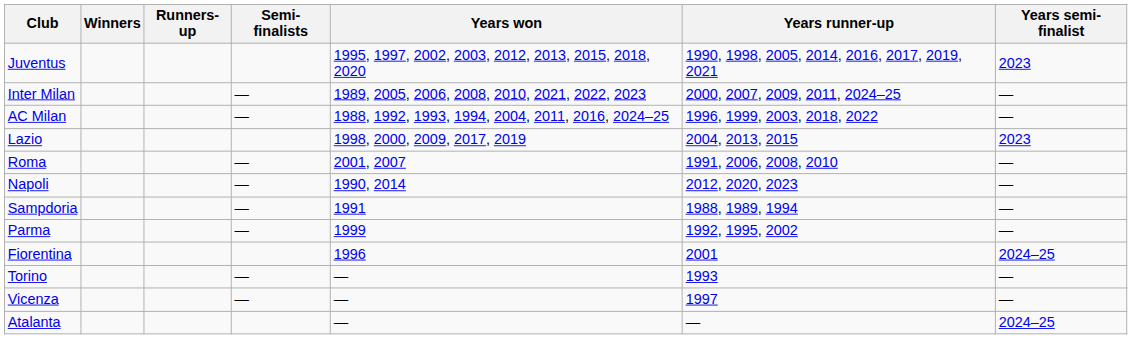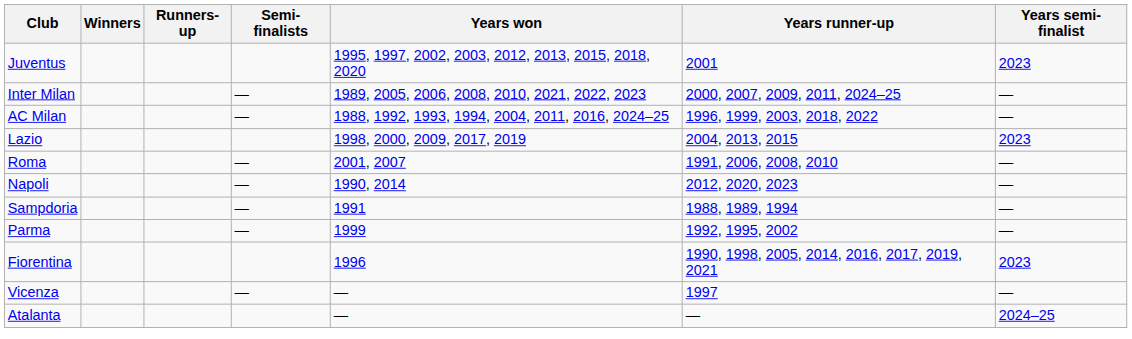(824, 63) 1990, 1998, 2005, 2014, 2016, 2017, 2019, 2021 -> (702, 63) 2001
(702, 253) 2001 -> (824, 261) 1990, 1998, 2005, 2014, 2016, 2017, 2019, 2021
(1027, 253) 2024–25 -> (1015, 261) 2023
- row: (27, 276)
